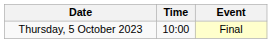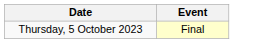- column: (176, 13)
